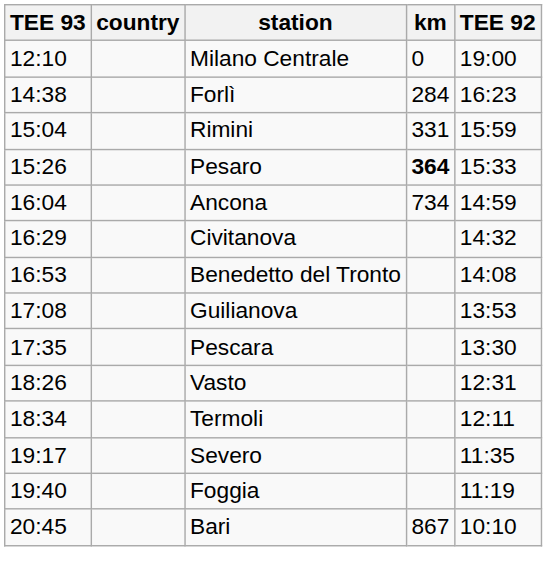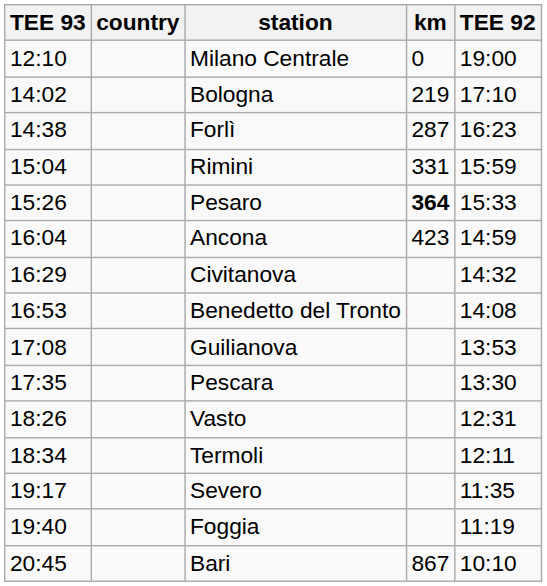+ row: (232, 94)
(430, 94) 284 -> (430, 130) 287
(430, 202) 734 -> (430, 238) 423
